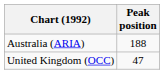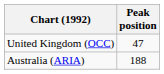rows swapped: (46, 43) <-> (61, 60)
